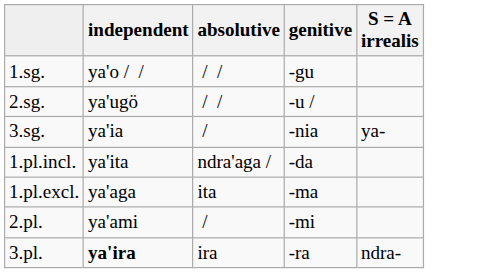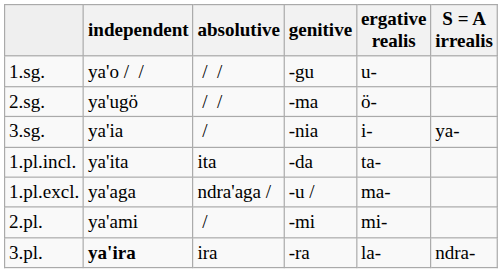+ column: (394, 30)
(304, 101) -u / -> (303, 101) -ma
(237, 161) ndra'aga / -> (207, 161) ita
(207, 191) ita -> (237, 191) ndra'aga /
(303, 191) -ma -> (304, 191) -u /
